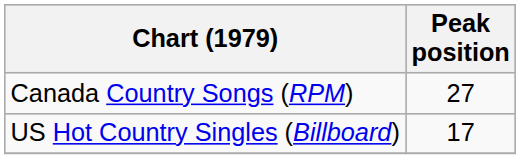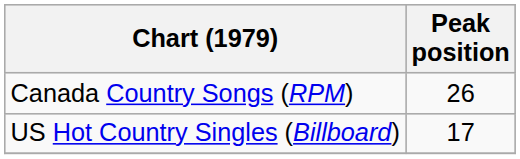(461, 93) 27 -> (461, 93) 26
